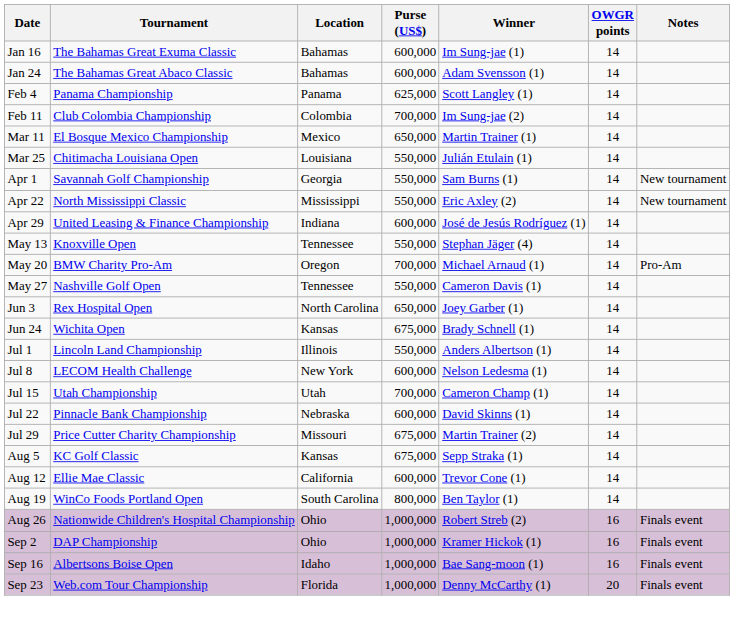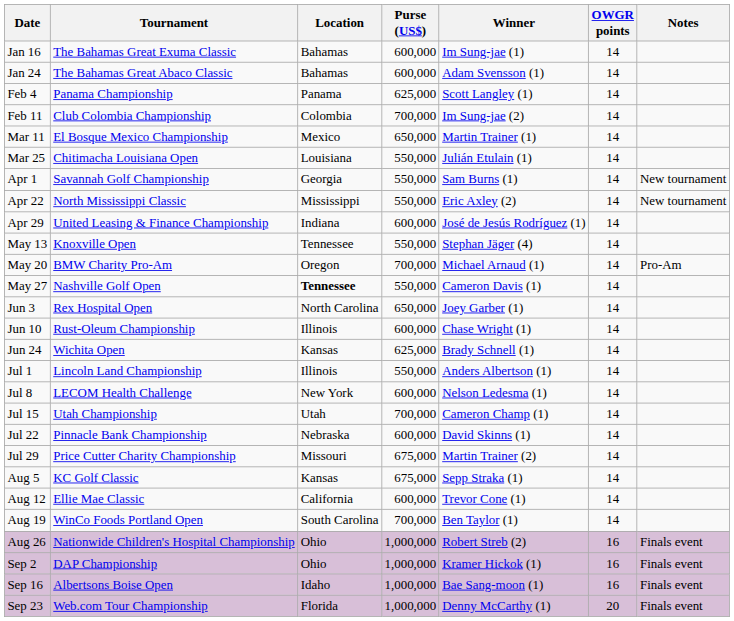(327, 286) normal -> (328, 286) bold
+ row: (24, 328)
(415, 328) 675,000 -> (415, 350) 625,000
(415, 499) 800,000 -> (415, 520) 700,000
